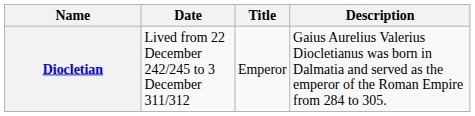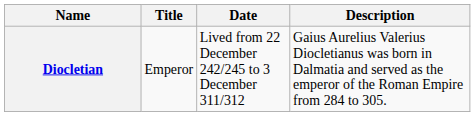columns swapped: (262, 15) <-> (188, 15)
